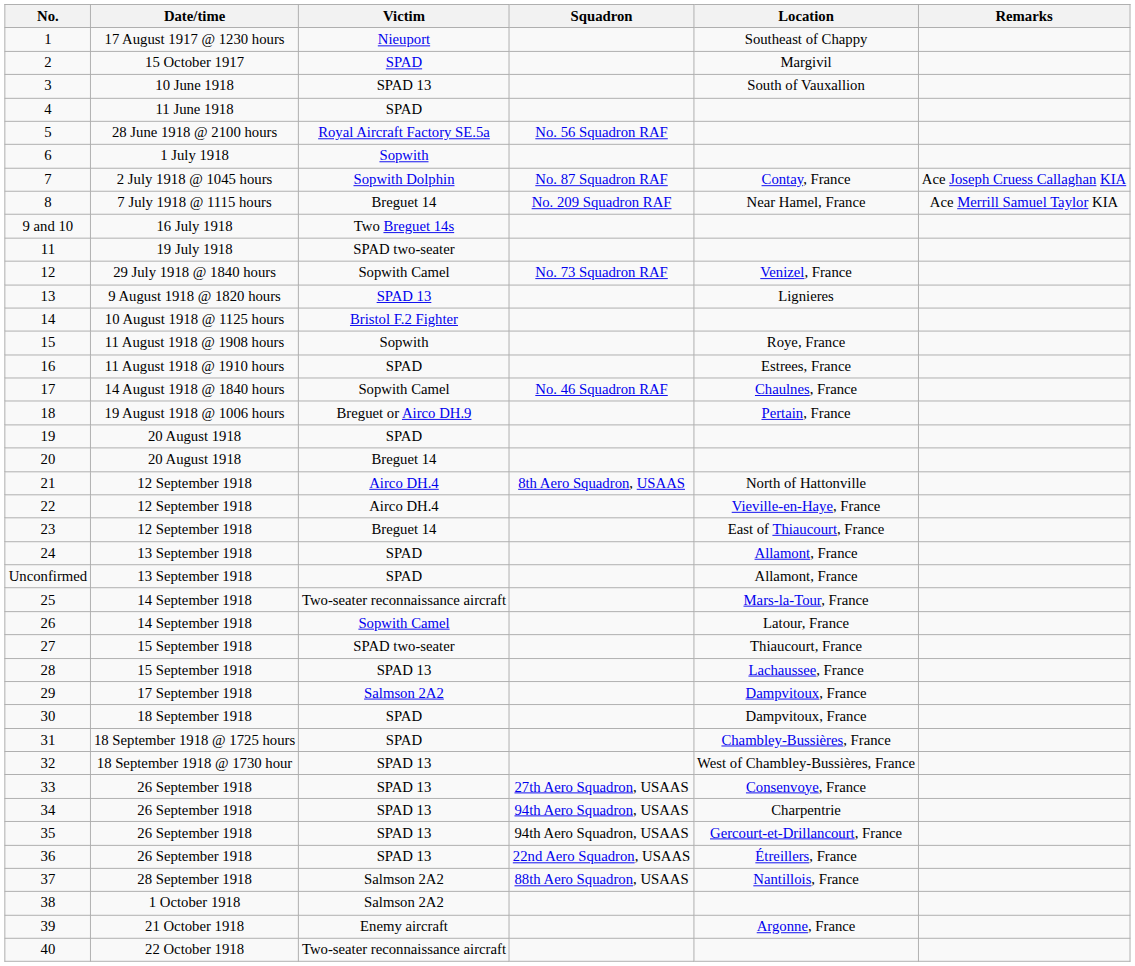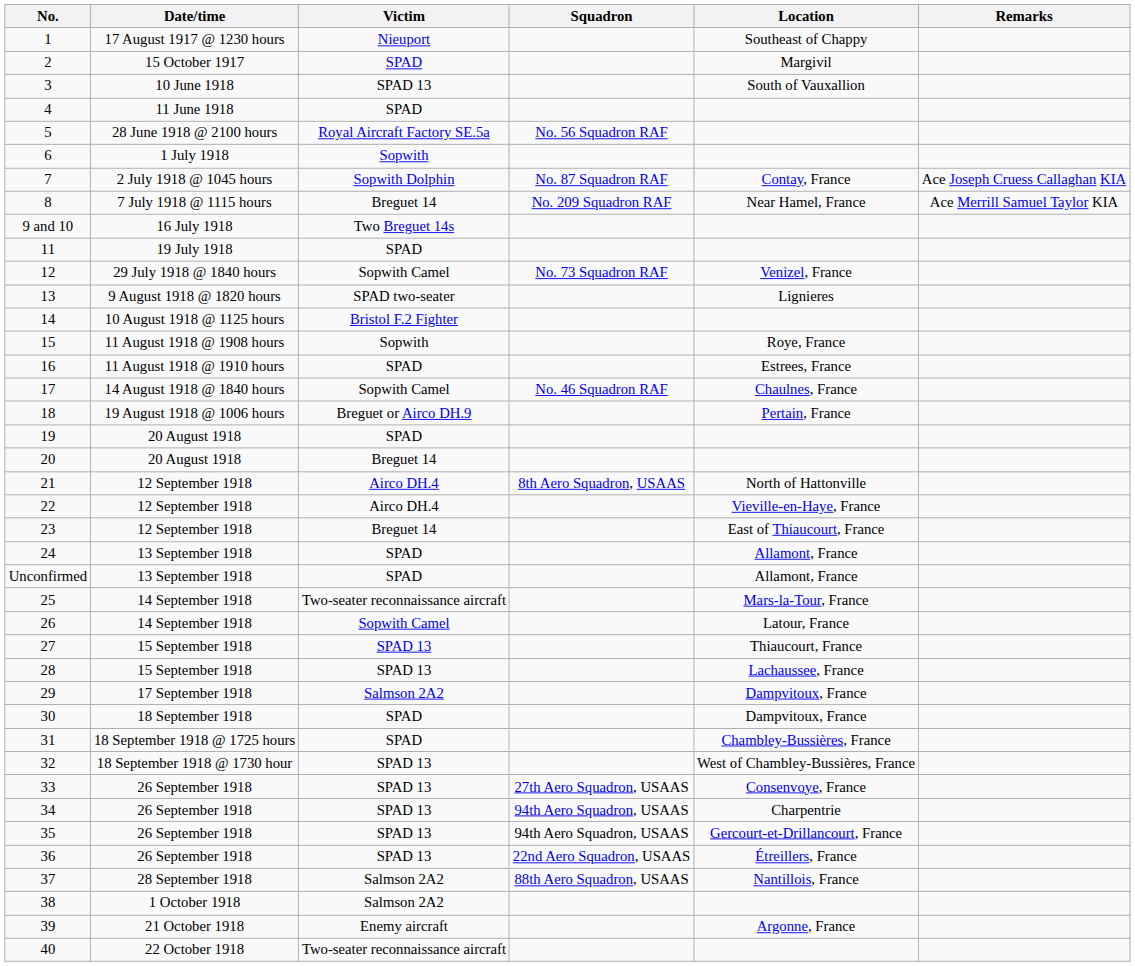(404, 249) SPAD two-seater -> (404, 249) SPAD
(404, 296) SPAD 13 -> (404, 296) SPAD two-seater
(404, 646) SPAD two-seater -> (404, 646) SPAD 13
